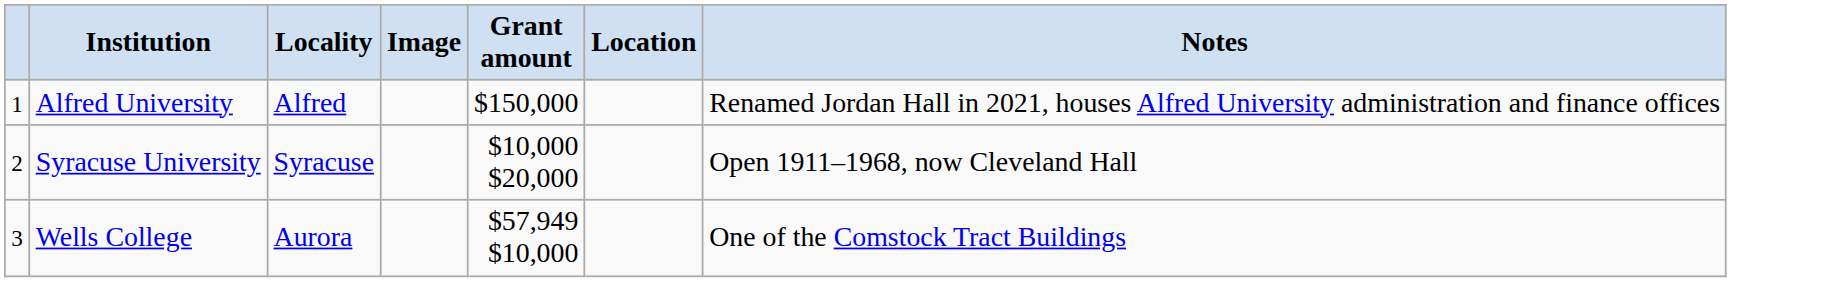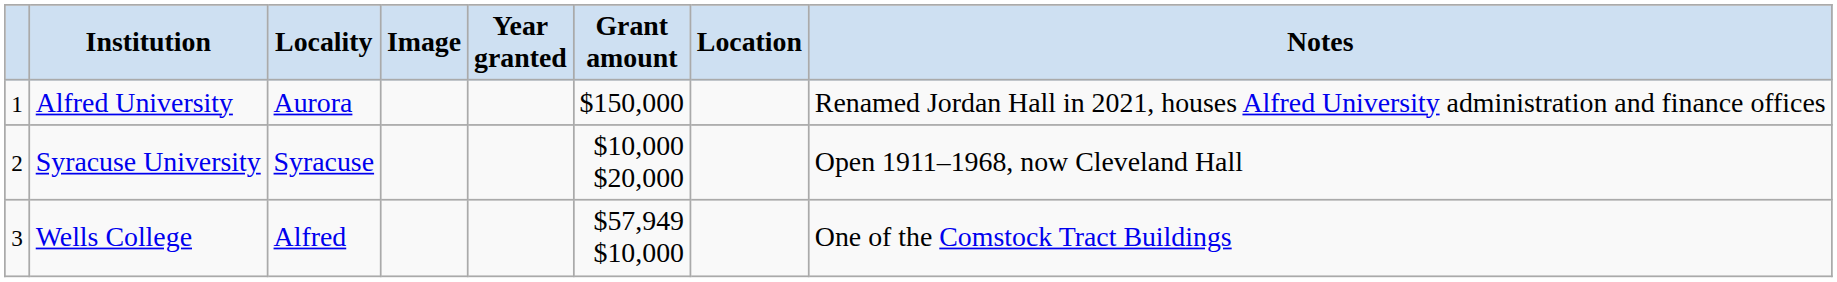+ column: (520, 42)
(310, 102) Alfred -> (313, 102) Aurora
(313, 237) Aurora -> (310, 237) Alfred
